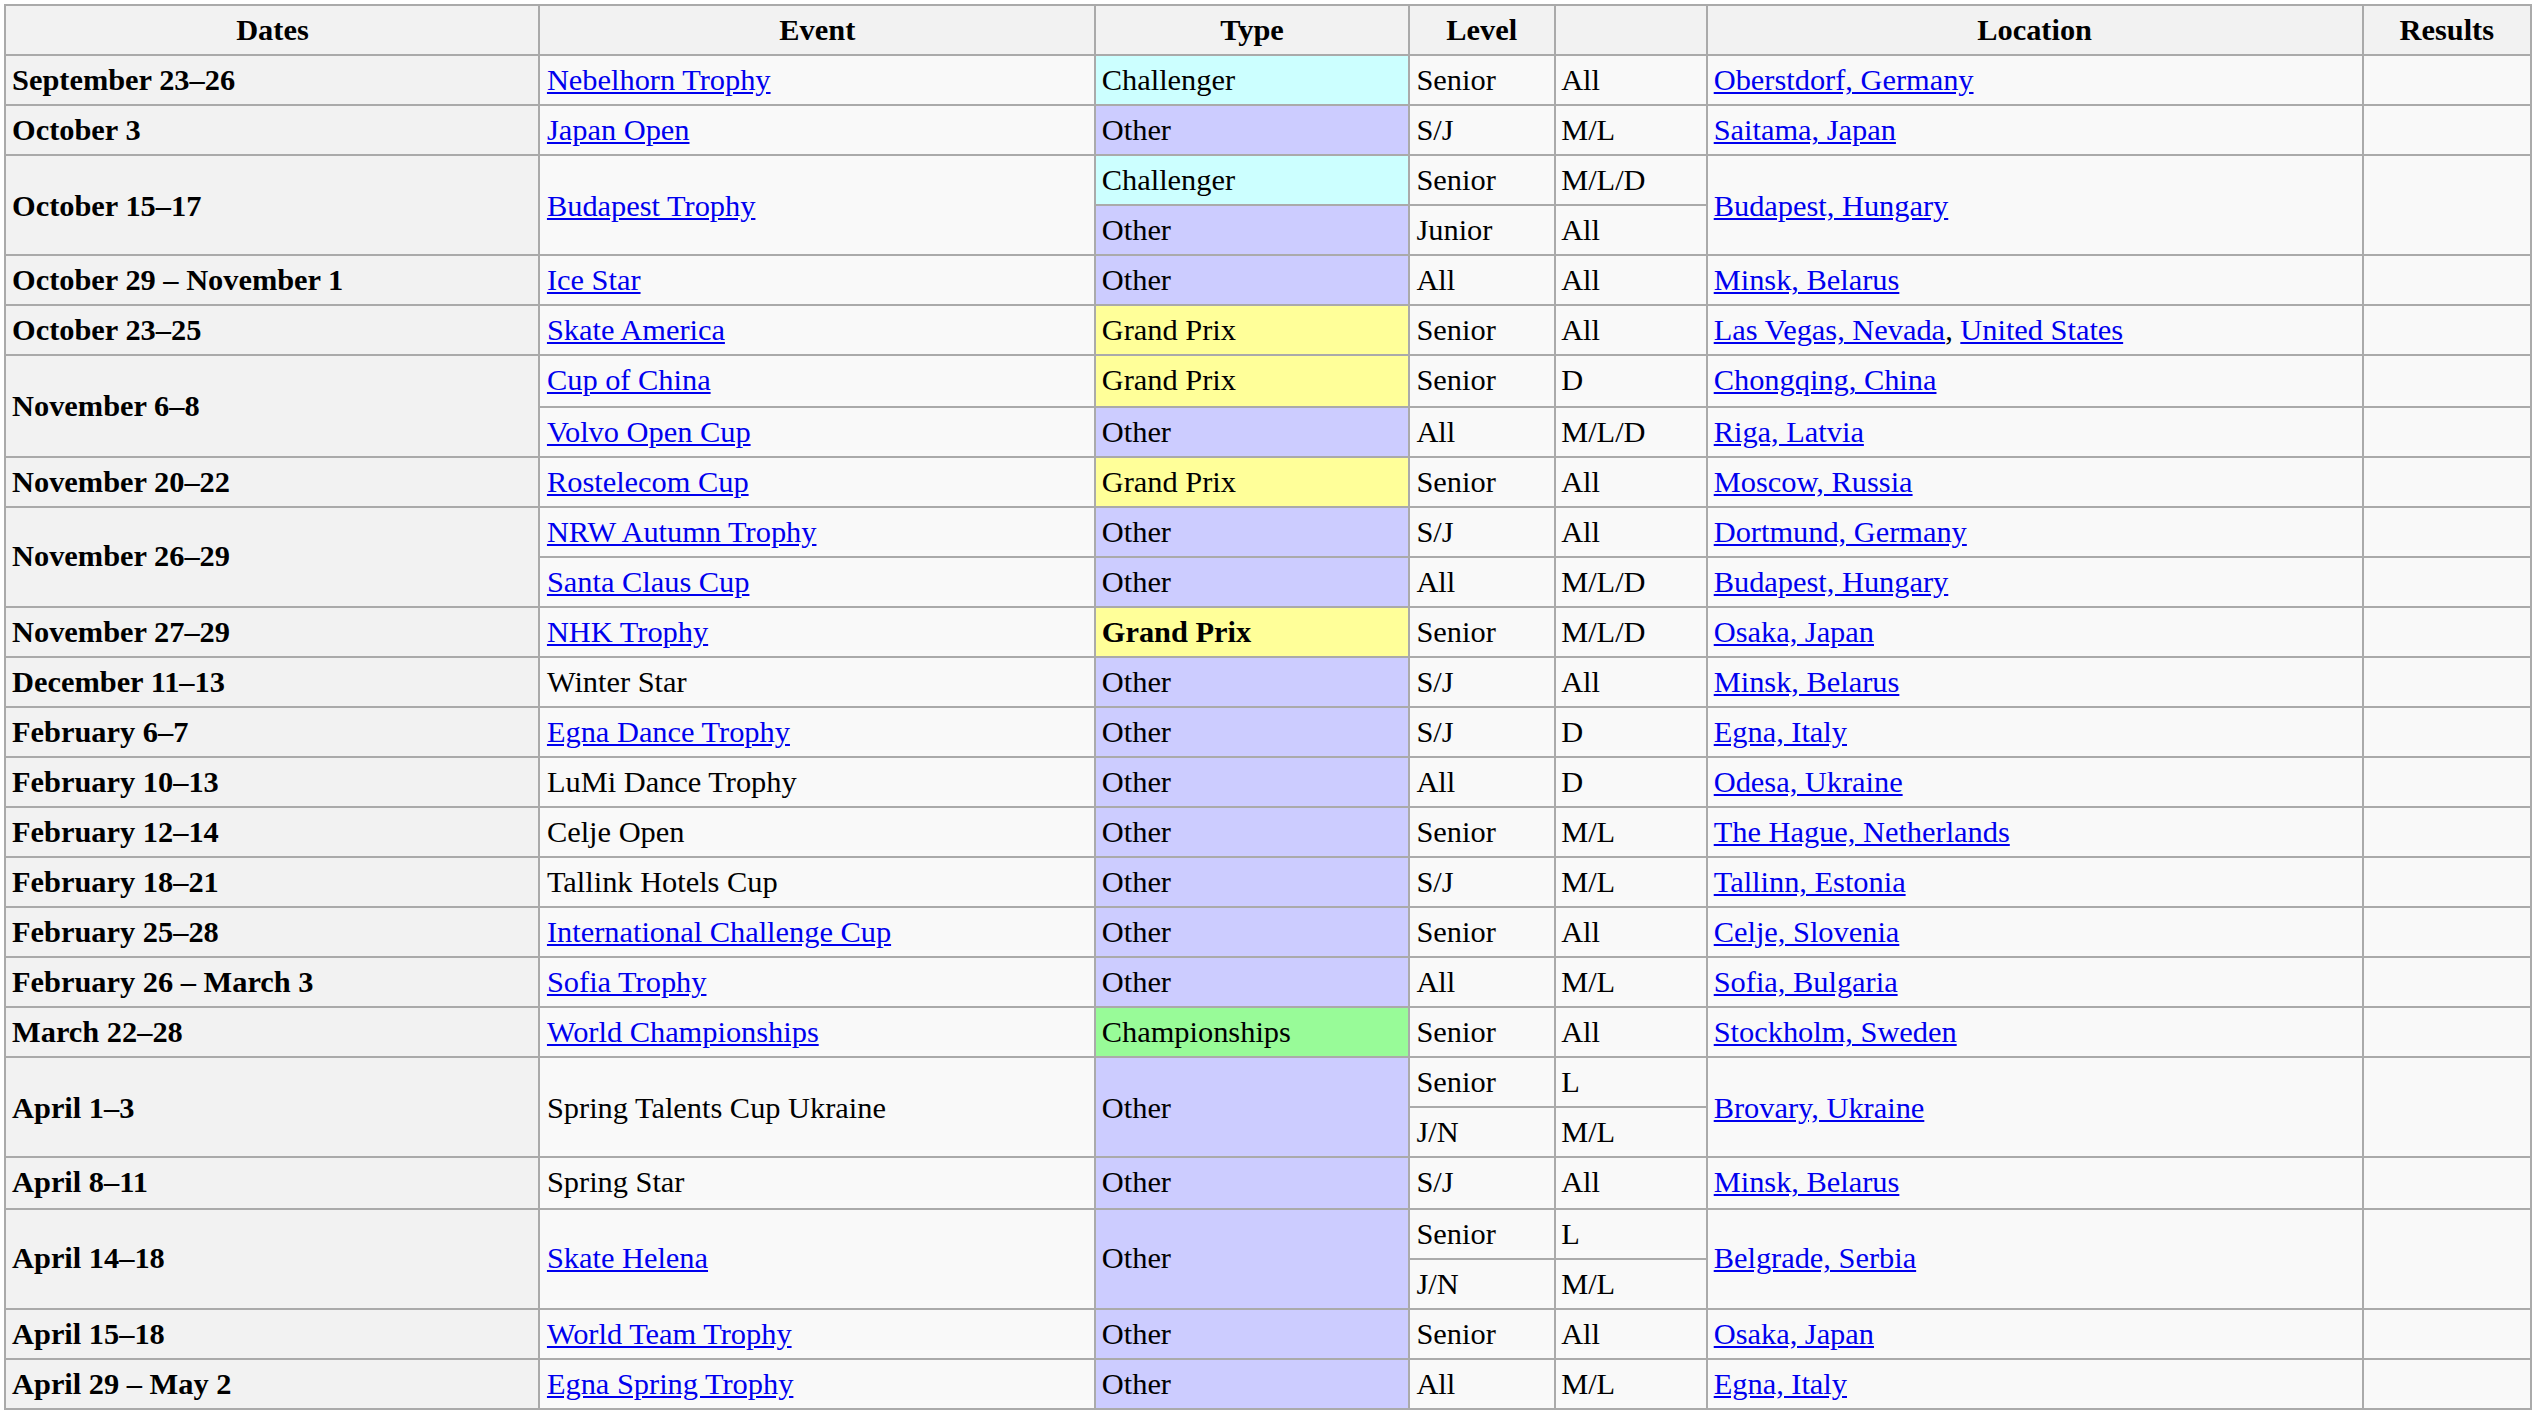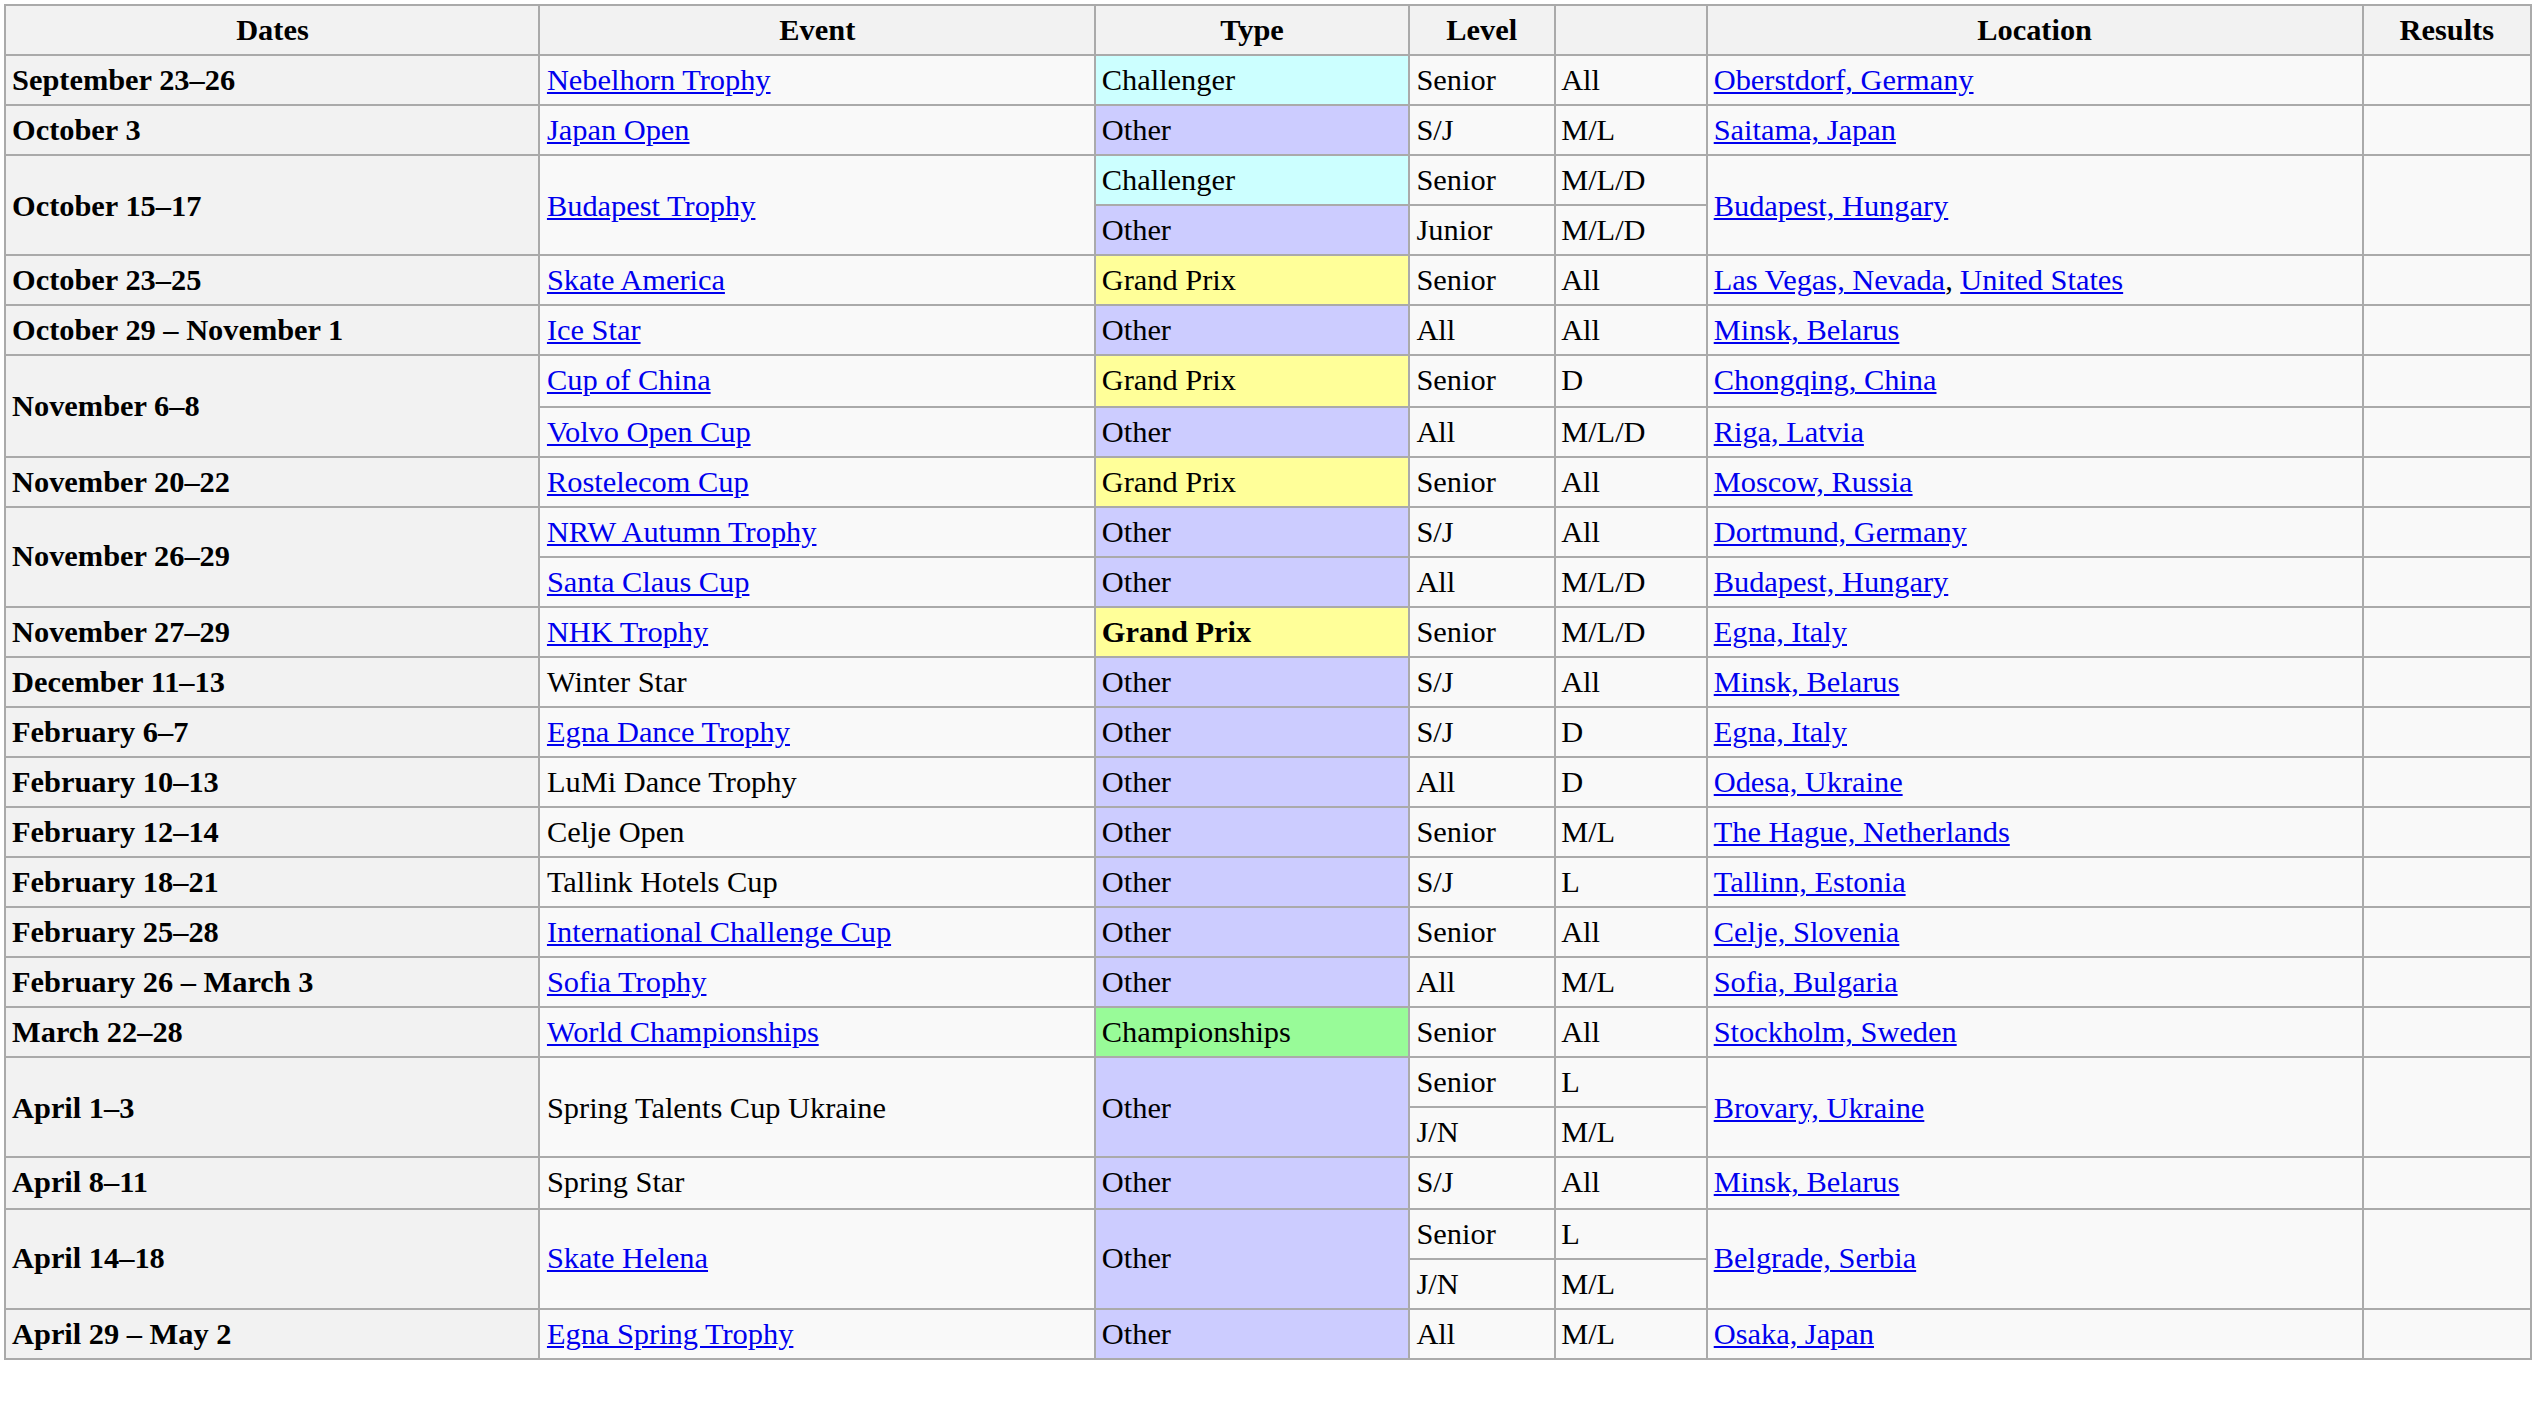(1581, 230) All -> (1603, 230) M/L/D
rows swapped: (636, 330) <-> (594, 280)
(1794, 631) Osaka, Japan -> (1780, 631) Egna, Italy
(1588, 881) M/L -> (1570, 881) L
- row: (669, 1332)
(1780, 1383) Egna, Italy -> (1794, 1332) Osaka, Japan
